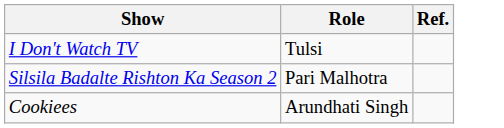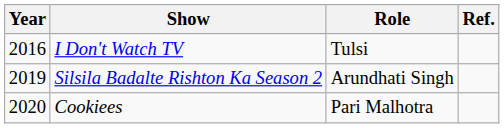+ column: (27, 19)
(336, 78) Pari Malhotra -> (392, 78) Arundhati Singh
(347, 107) Arundhati Singh -> (382, 107) Pari Malhotra
